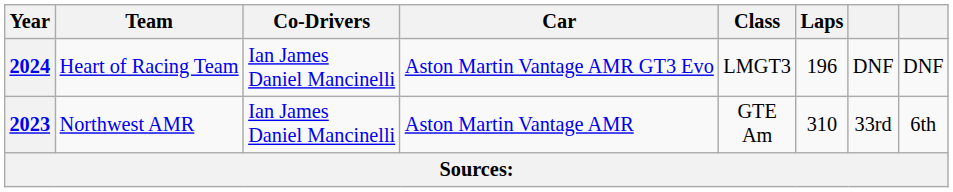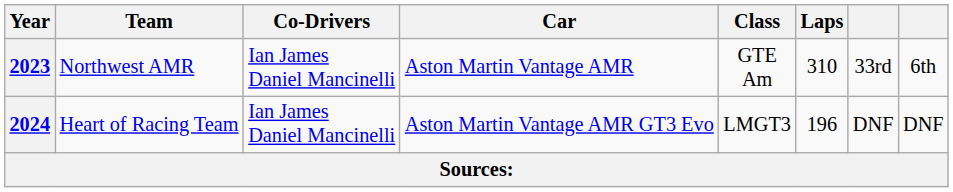rows swapped: (30, 124) <-> (30, 67)
